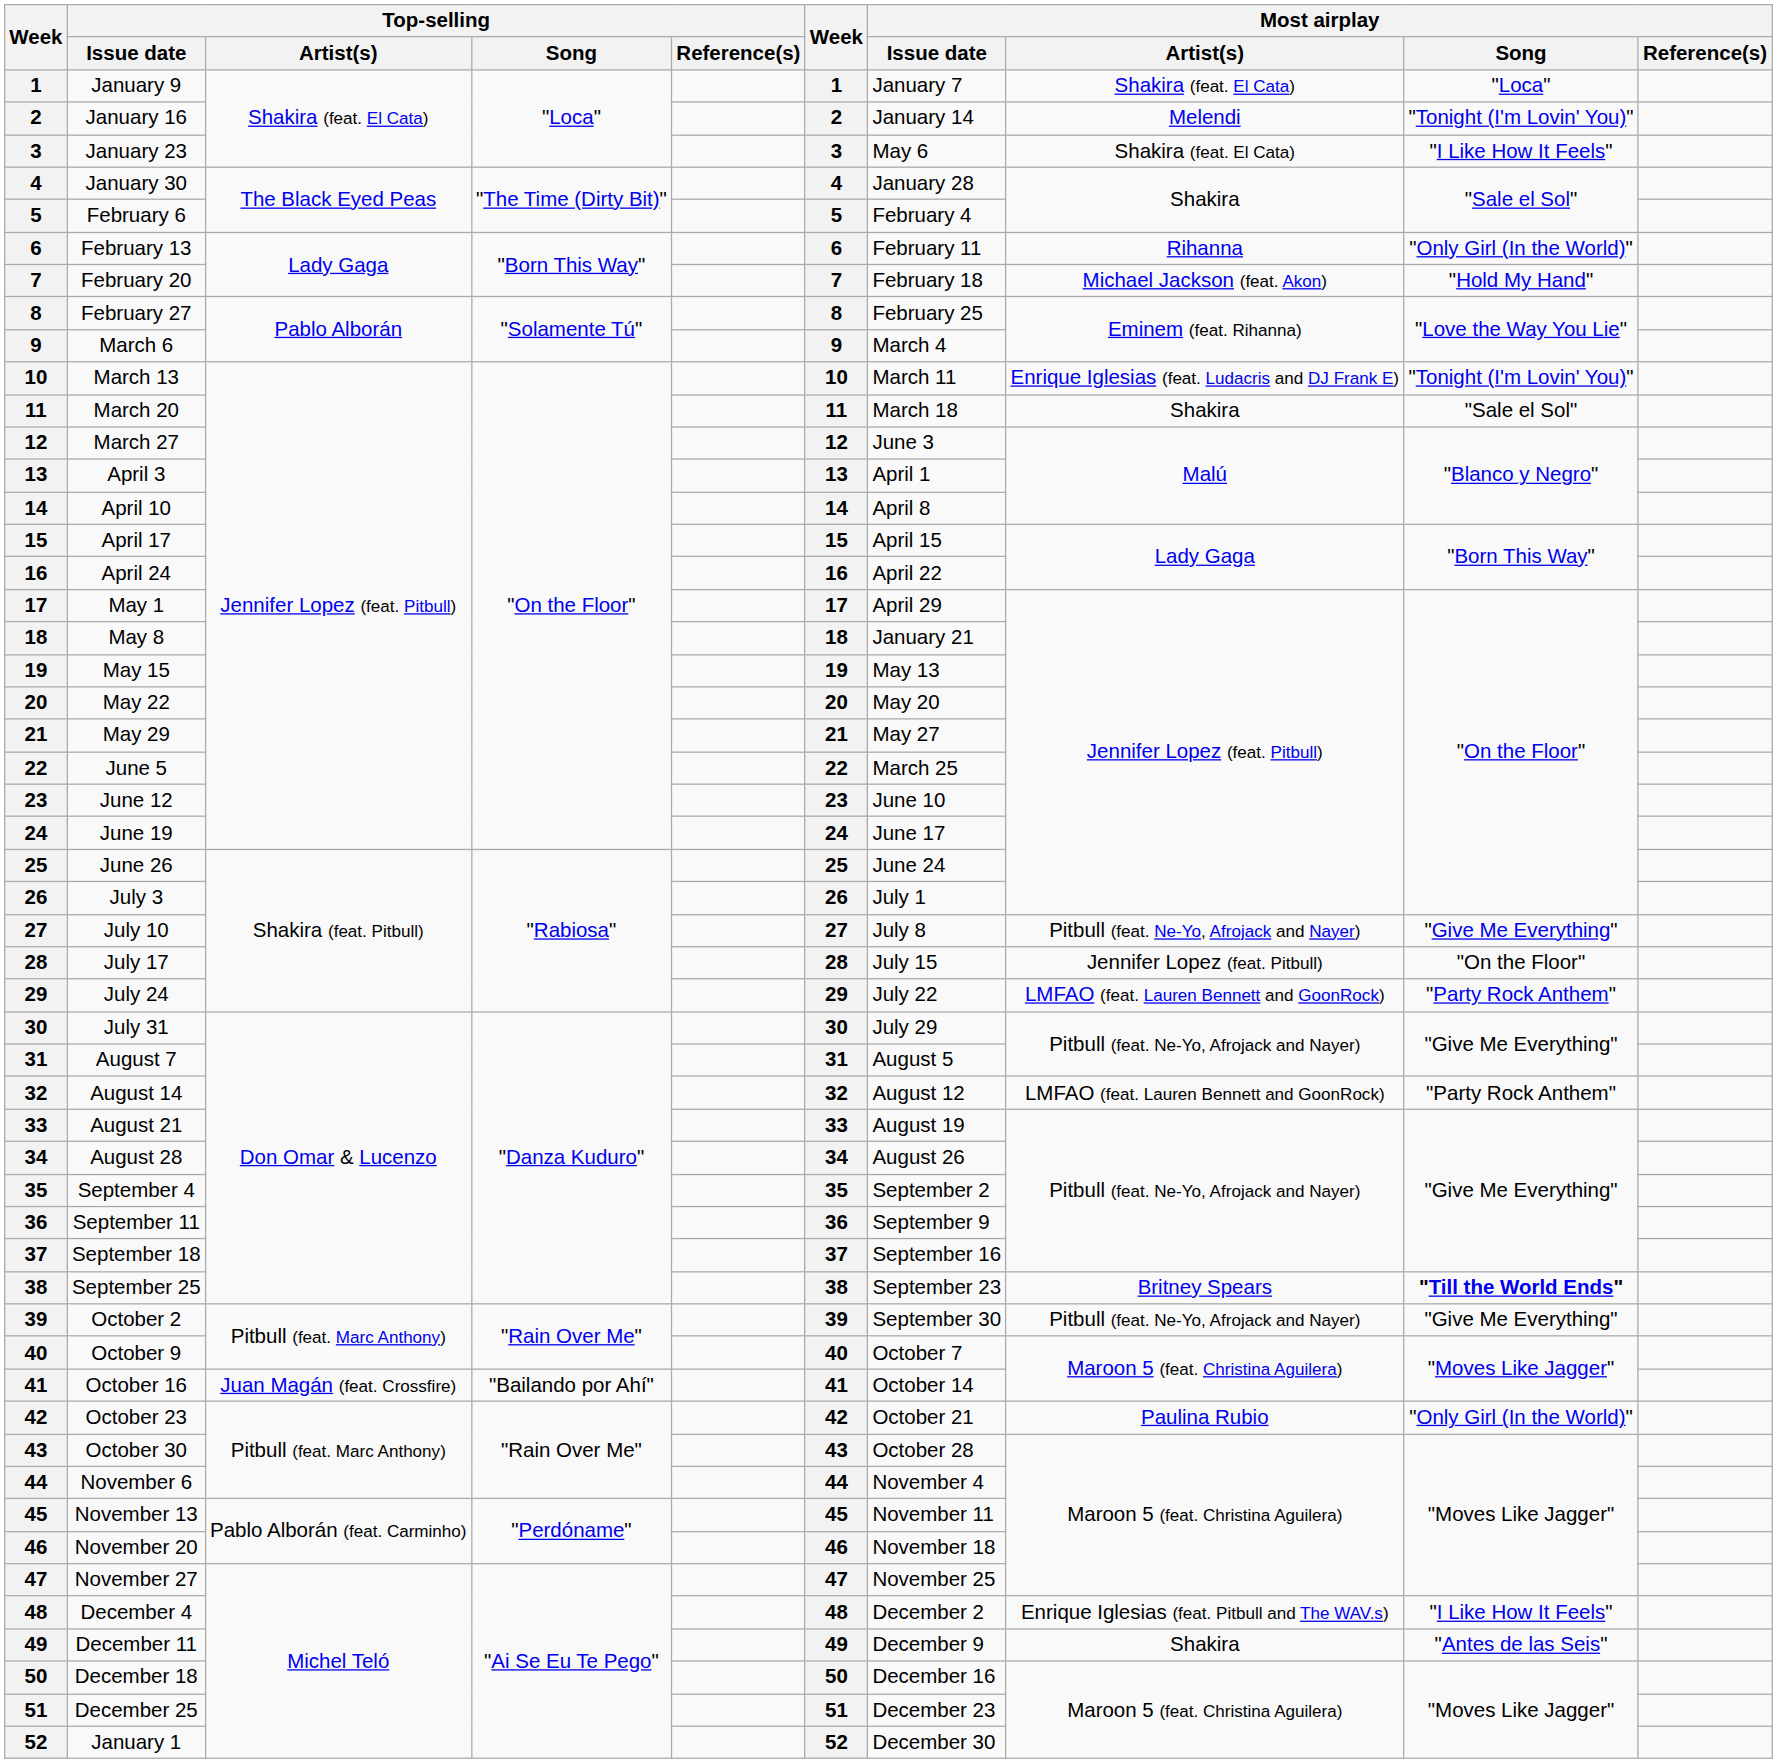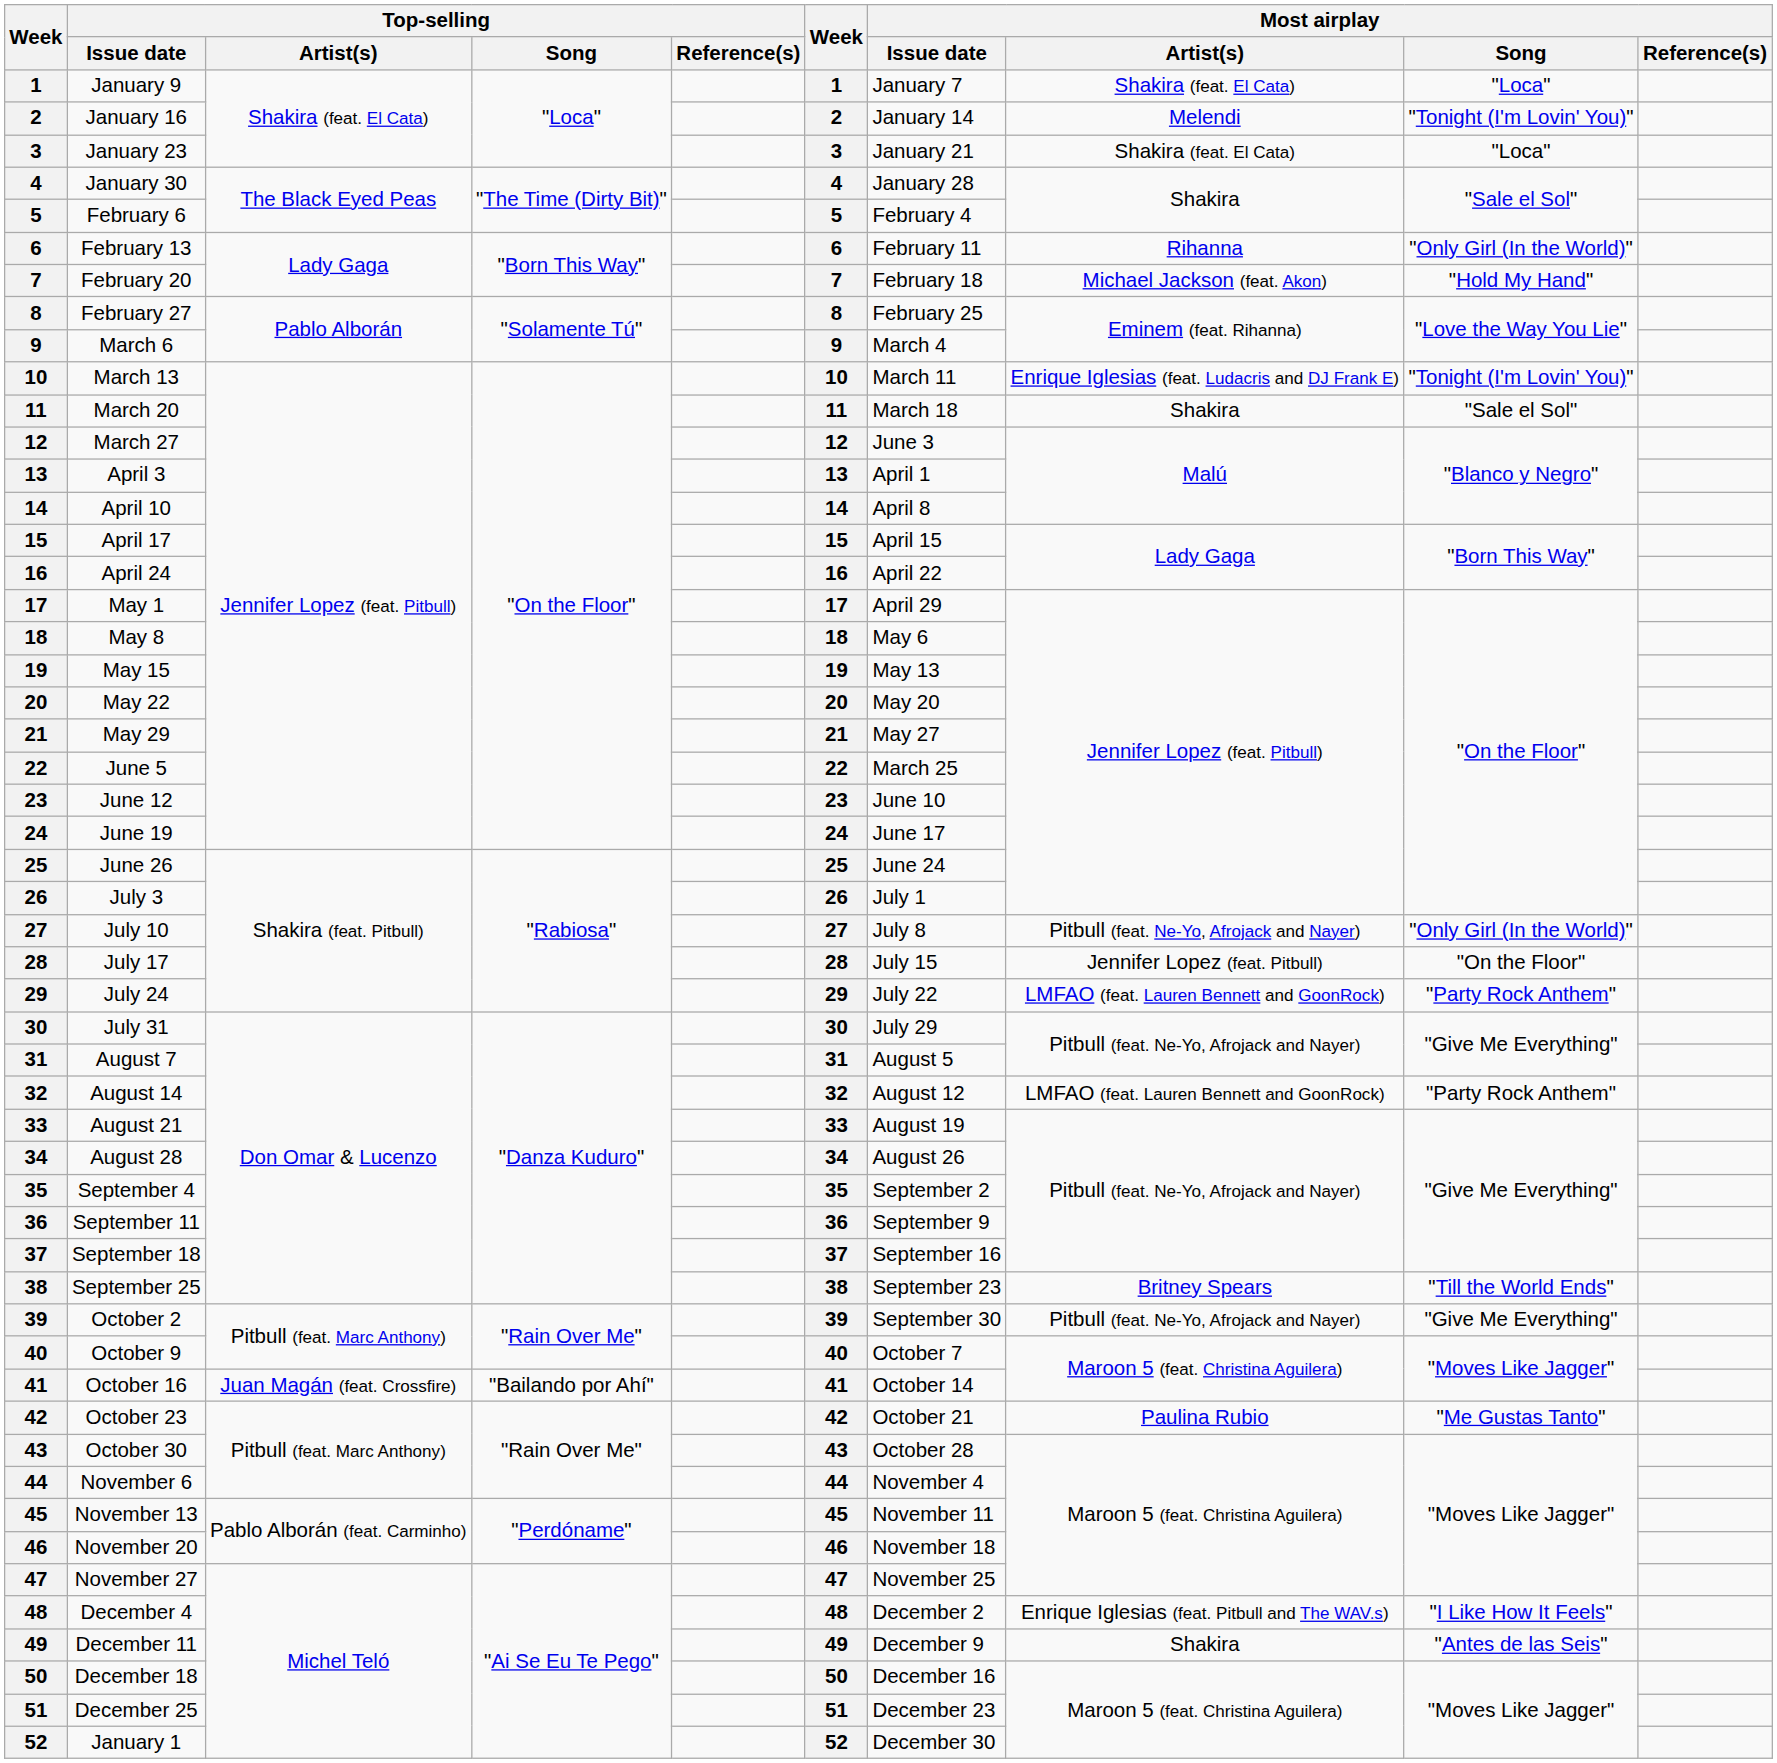(900, 150) May 6 -> (923, 150) January 21
(1521, 150) "I Like How It Feels" -> (1521, 150) "Loca"
(923, 637) January 21 -> (900, 637) May 6
(1521, 930) "Give Me Everything" -> (1521, 930) "Only Girl (In the World)"
(1521, 1287) bold -> (1521, 1287) normal
(1521, 1417) "Only Girl (In the World)" -> (1521, 1417) "Me Gustas Tanto"
